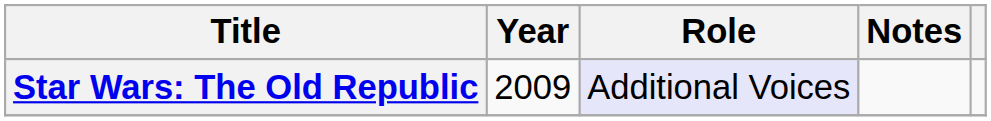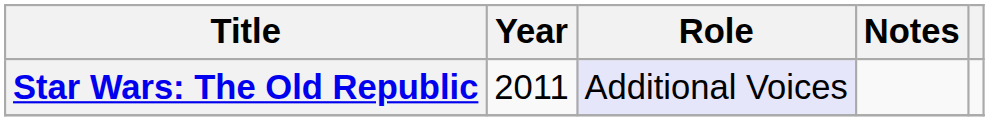(533, 86) 2009 -> (531, 86) 2011
